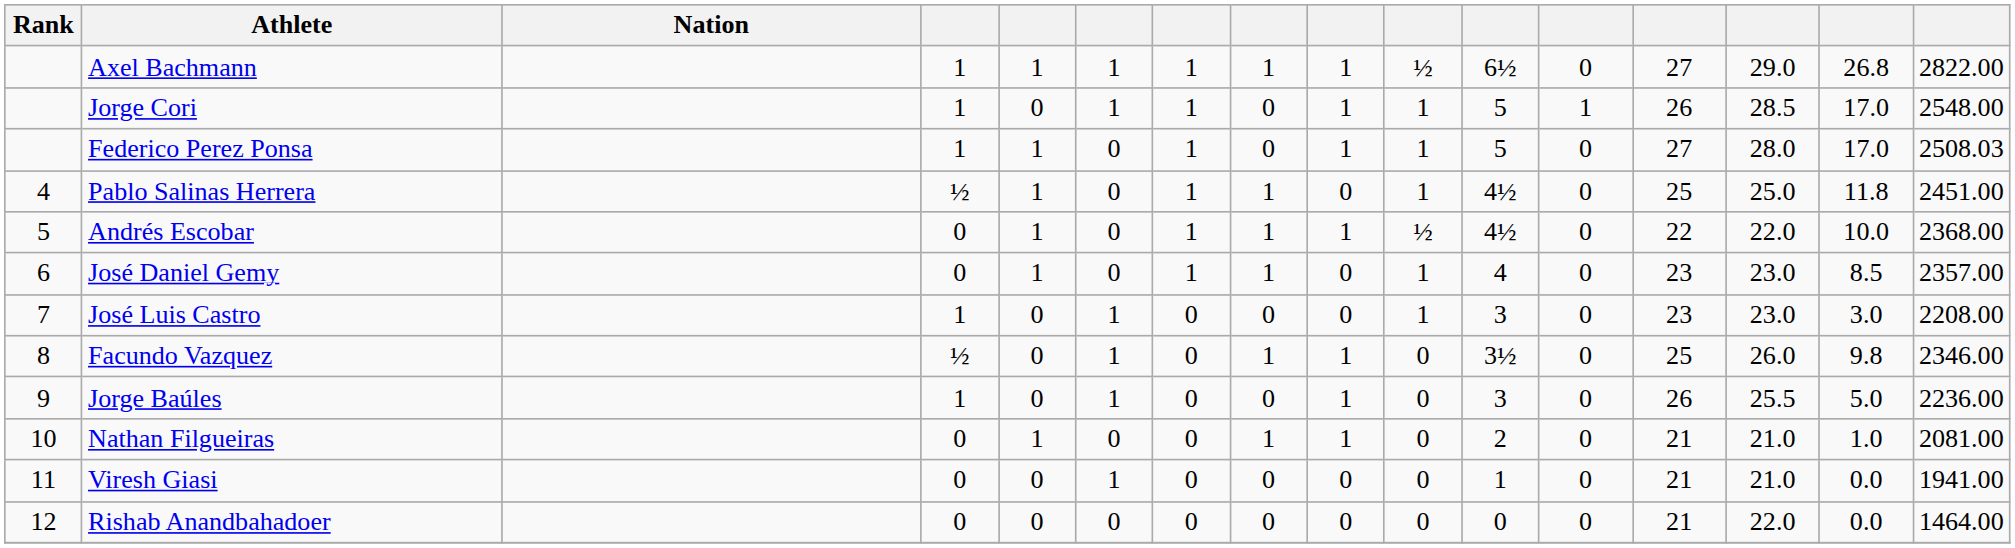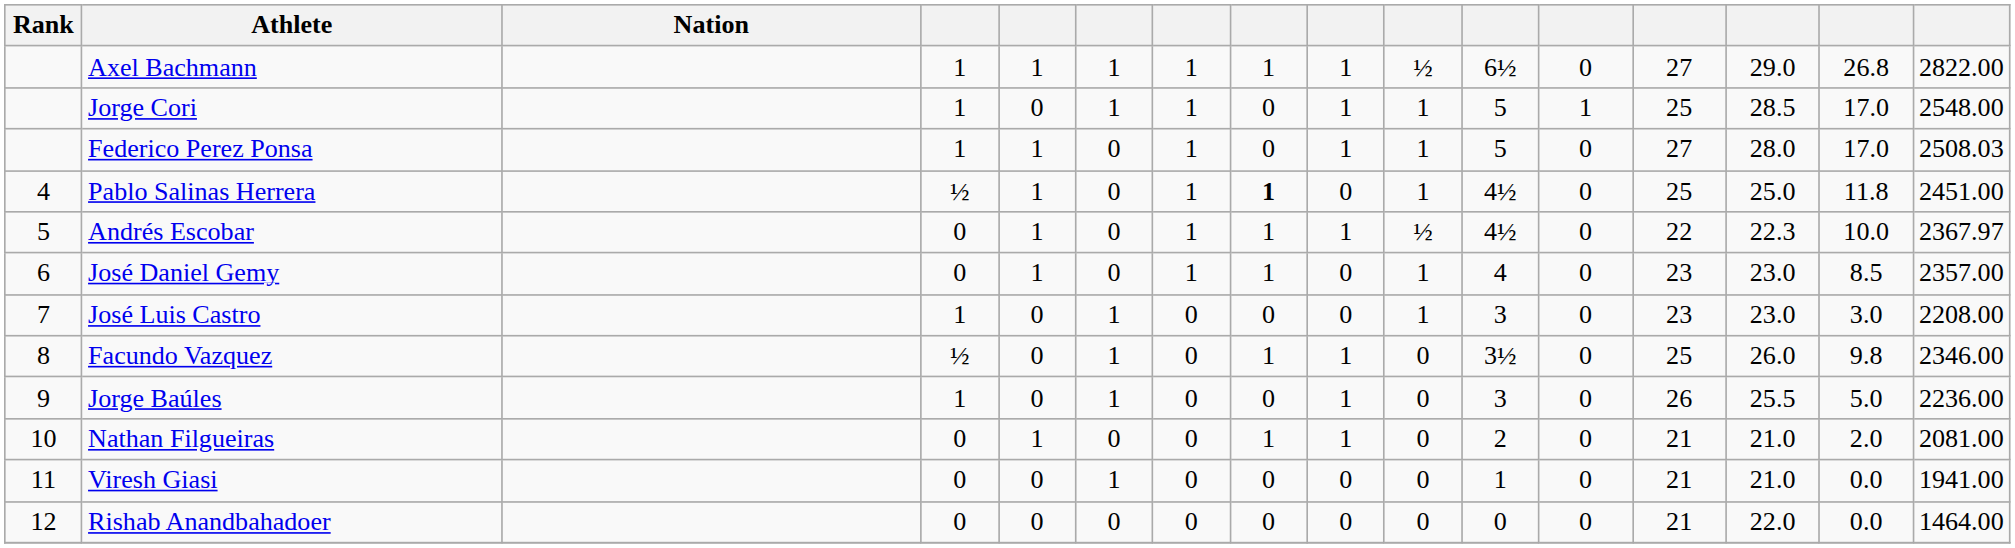(1679, 107) 26 -> (1679, 107) 25
(1269, 190) normal -> (1269, 190) bold
(1773, 231) 22.0 -> (1773, 231) 22.3
(1961, 231) 2368.00 -> (1961, 231) 2367.97
(1866, 438) 1.0 -> (1866, 438) 2.0
